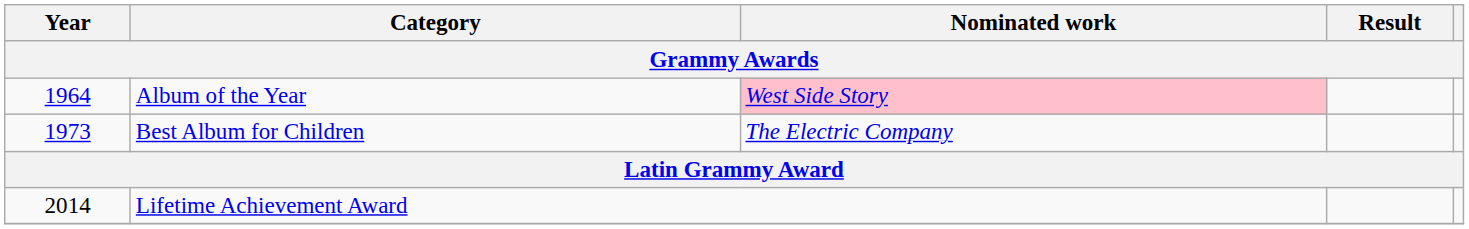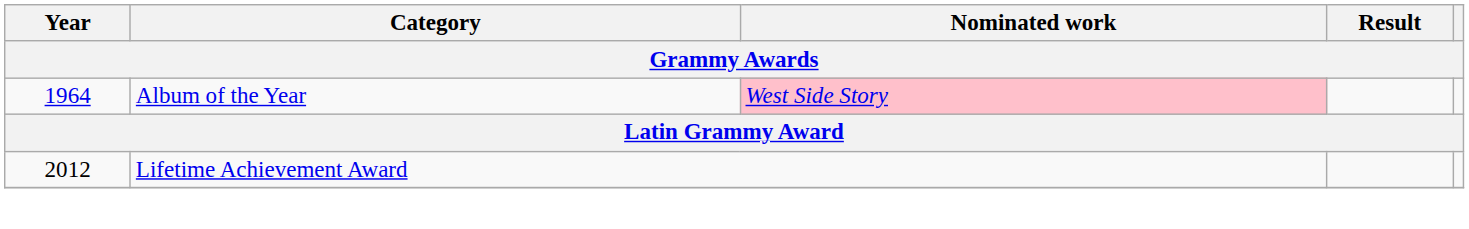- row: (250, 132)
(68, 205) 2014 -> (68, 168) 2012
